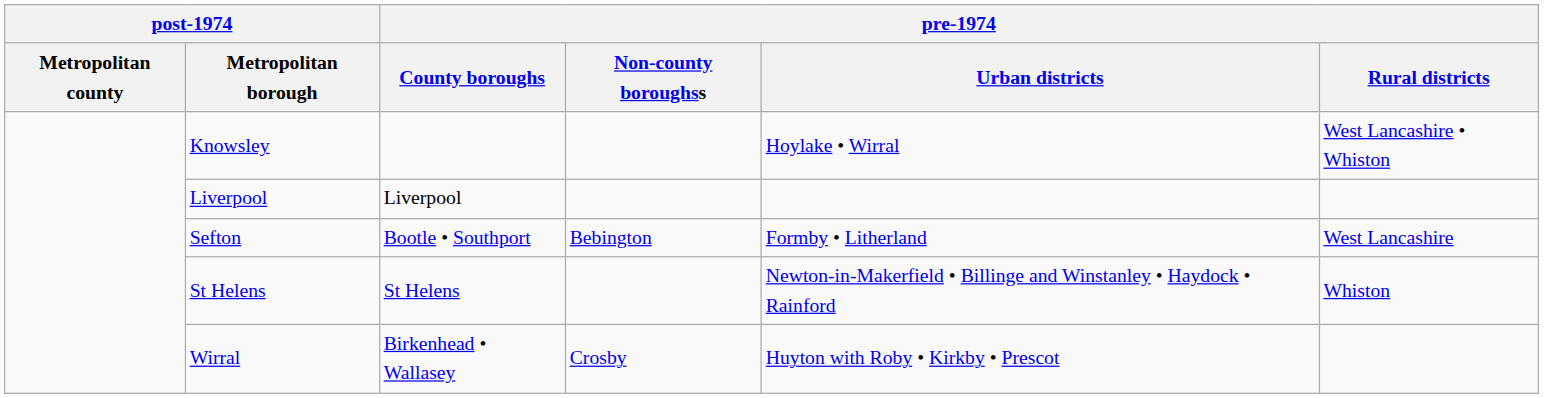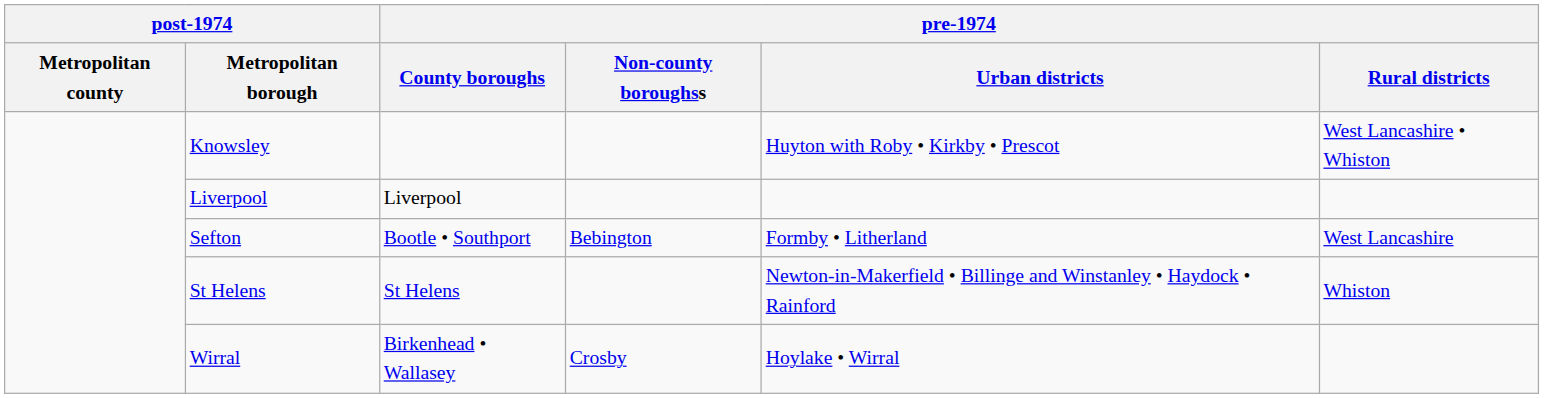(833, 145) Hoylake • Wirral -> (913, 145) Huyton with Roby • Kirkby • Prescot
(913, 358) Huyton with Roby • Kirkby • Prescot -> (833, 358) Hoylake • Wirral
